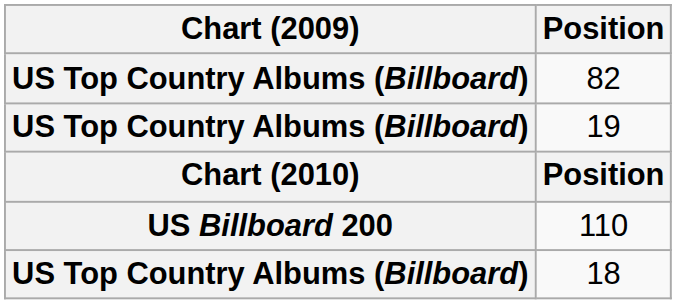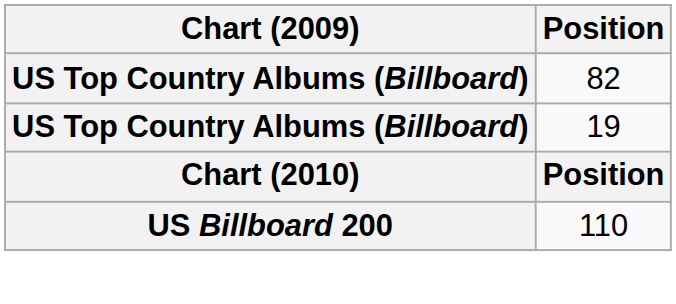- row: (604, 273)
